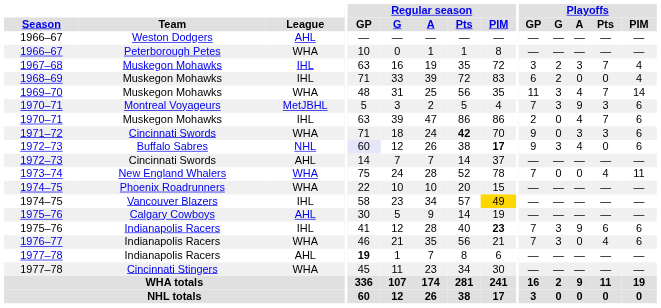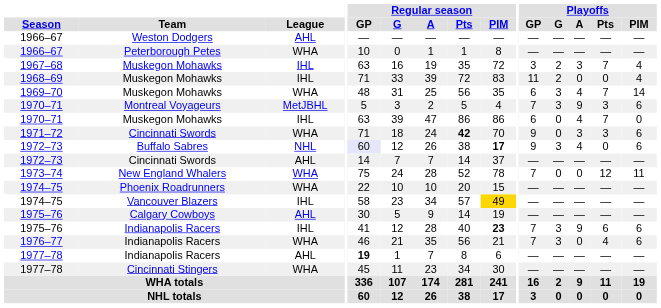(533, 78) 6 -> (533, 78) 11
(533, 92) 11 -> (533, 92) 6
(533, 119) 2 -> (533, 119) 6
(639, 119) 6 -> (639, 119) 0
(606, 174) 4 -> (606, 174) 12
